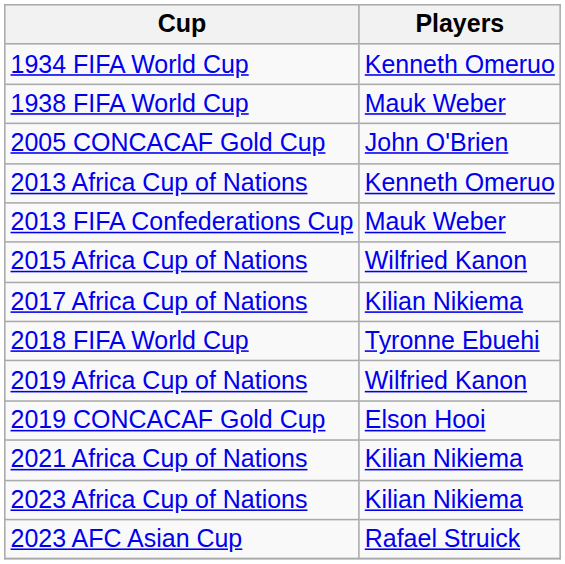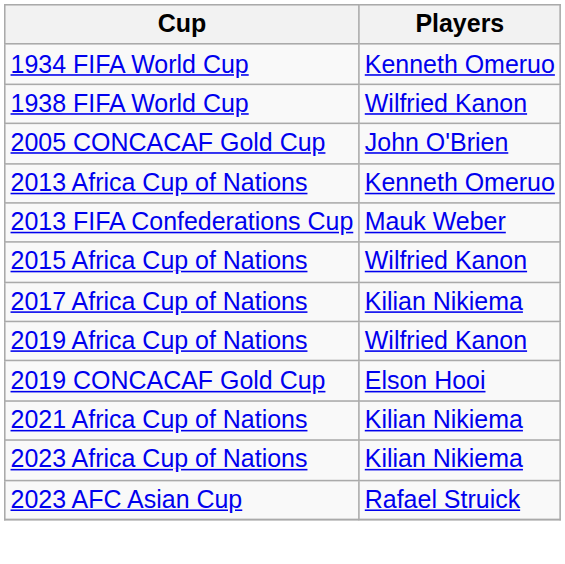(435, 103) Mauk Weber -> (446, 103) Wilfried Kanon
- row: (130, 340)
